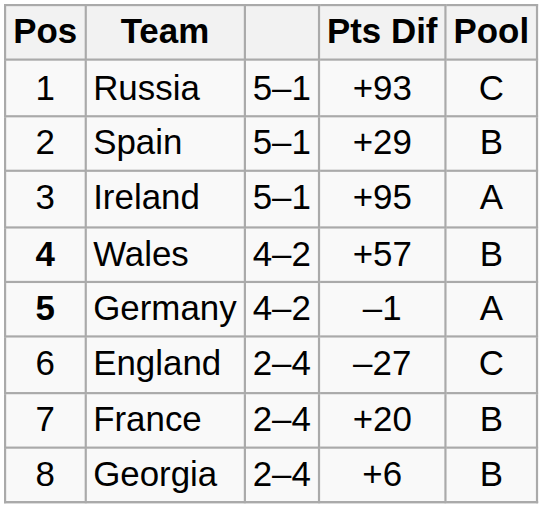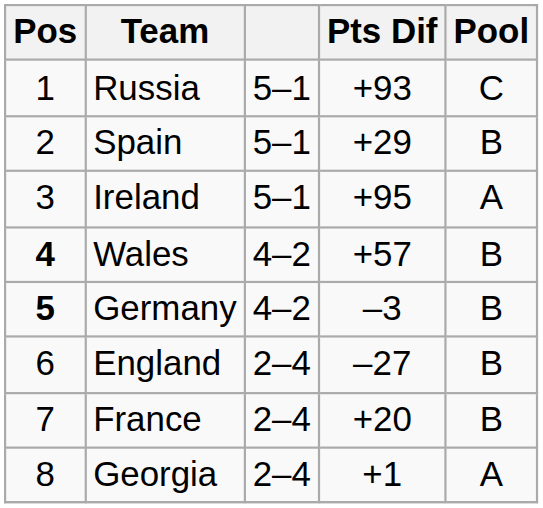(382, 308) –1 -> (382, 308) –3
(491, 308) A -> (491, 308) B
(491, 364) C -> (491, 364) B
(382, 474) +6 -> (382, 474) +1
(491, 474) B -> (491, 474) A
